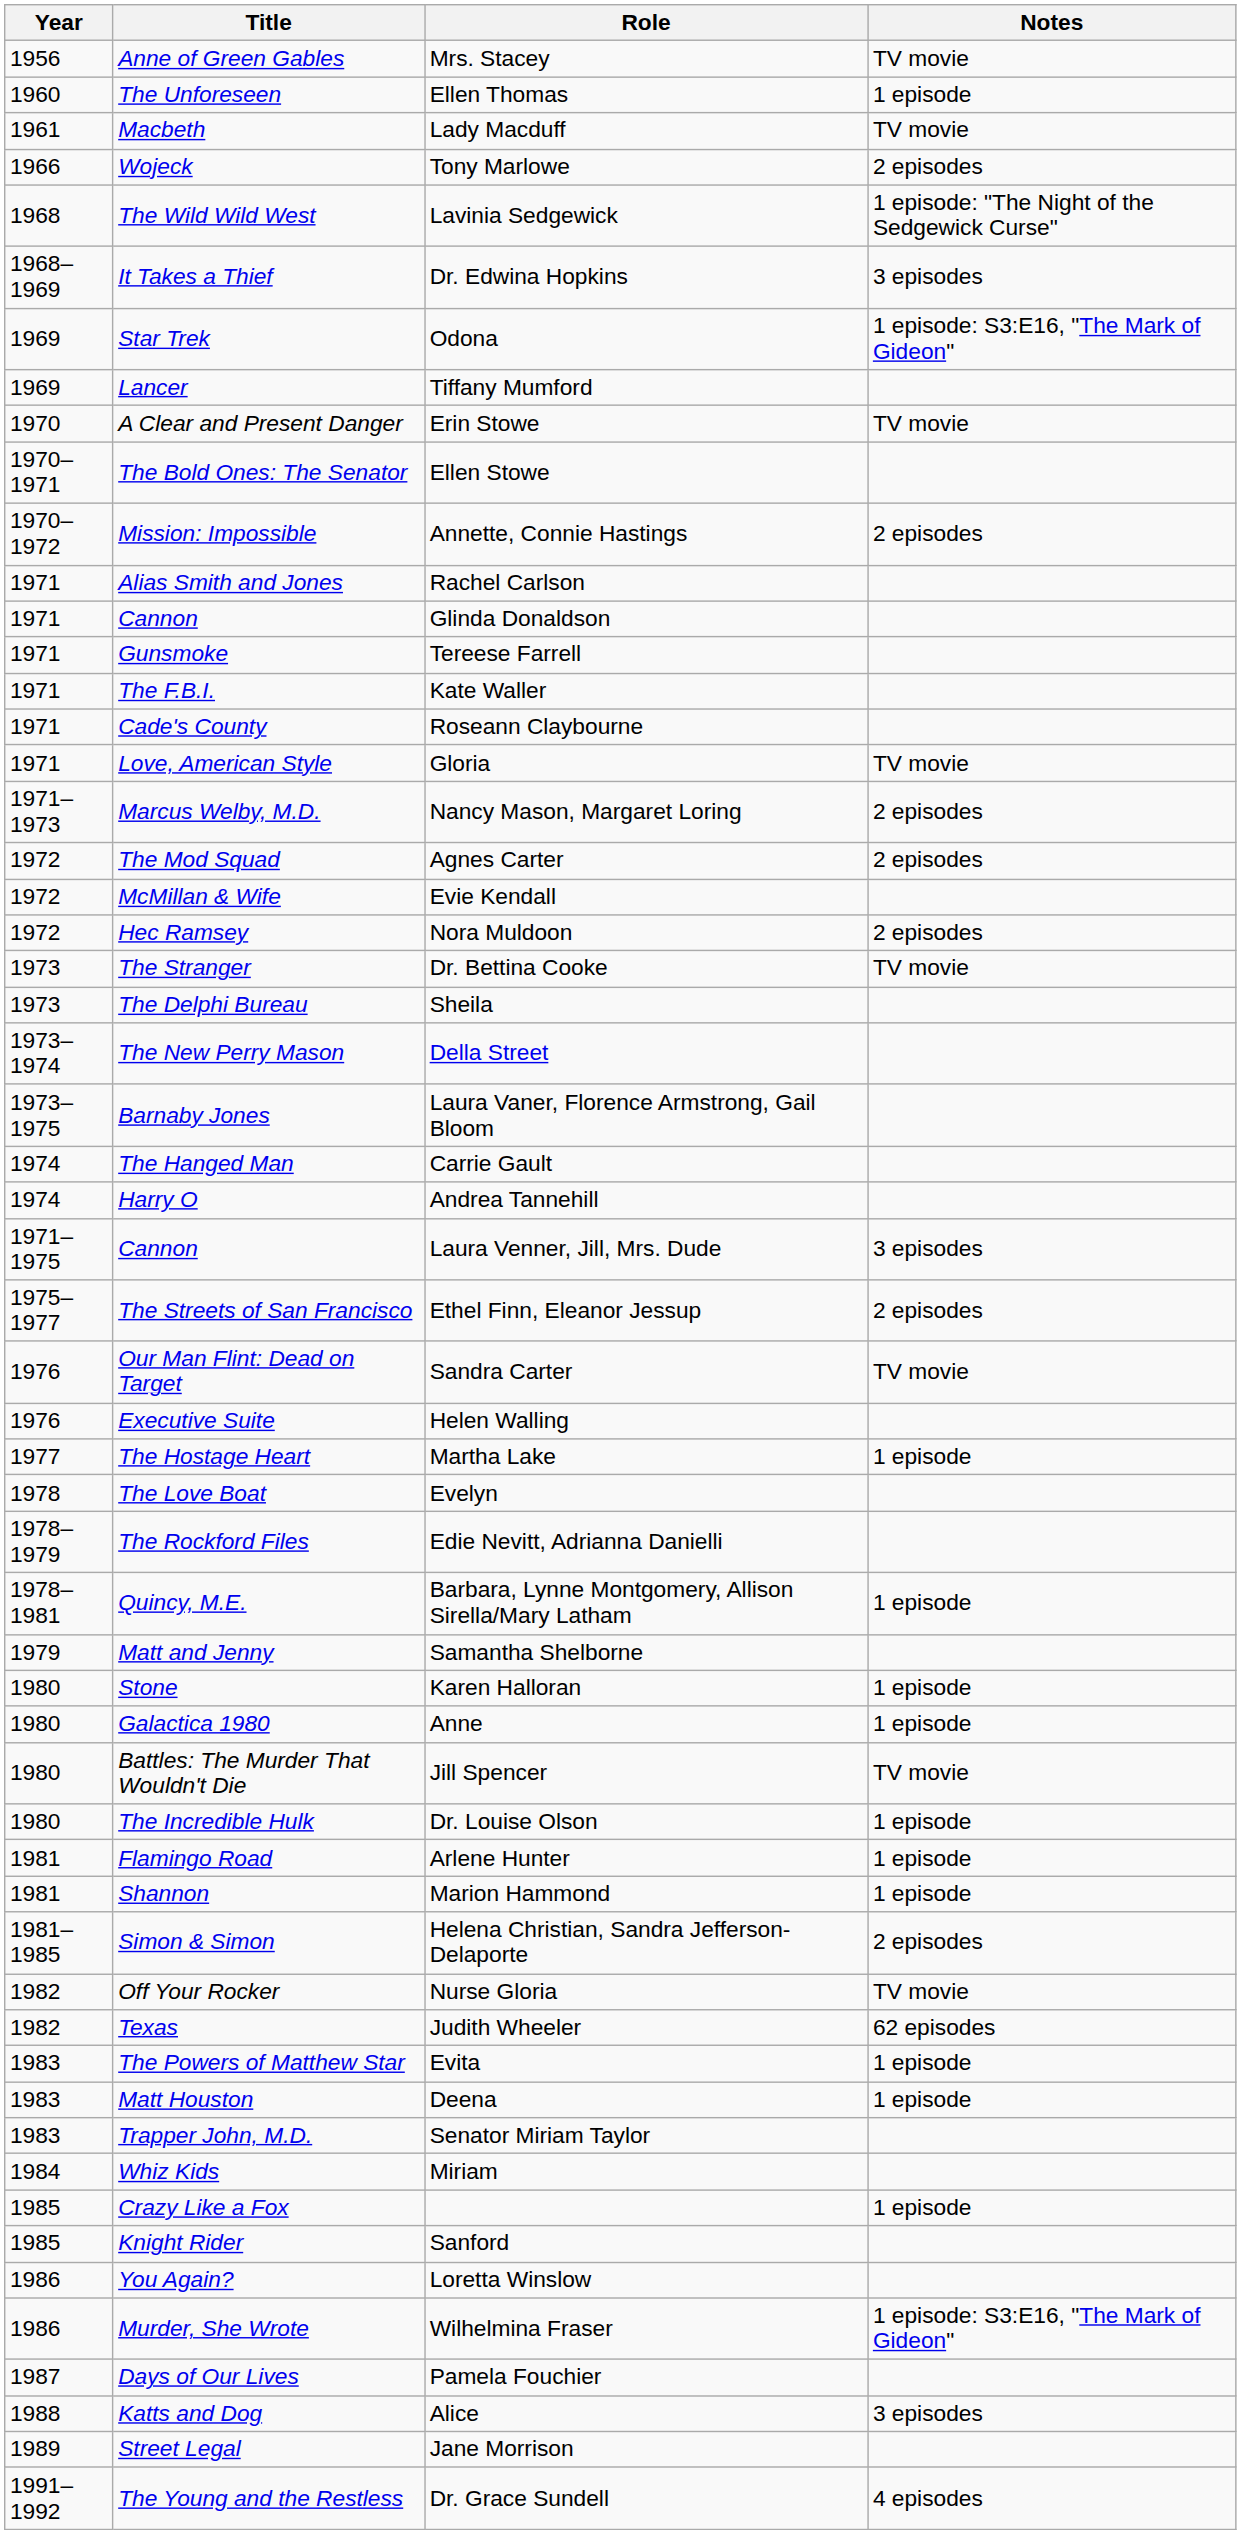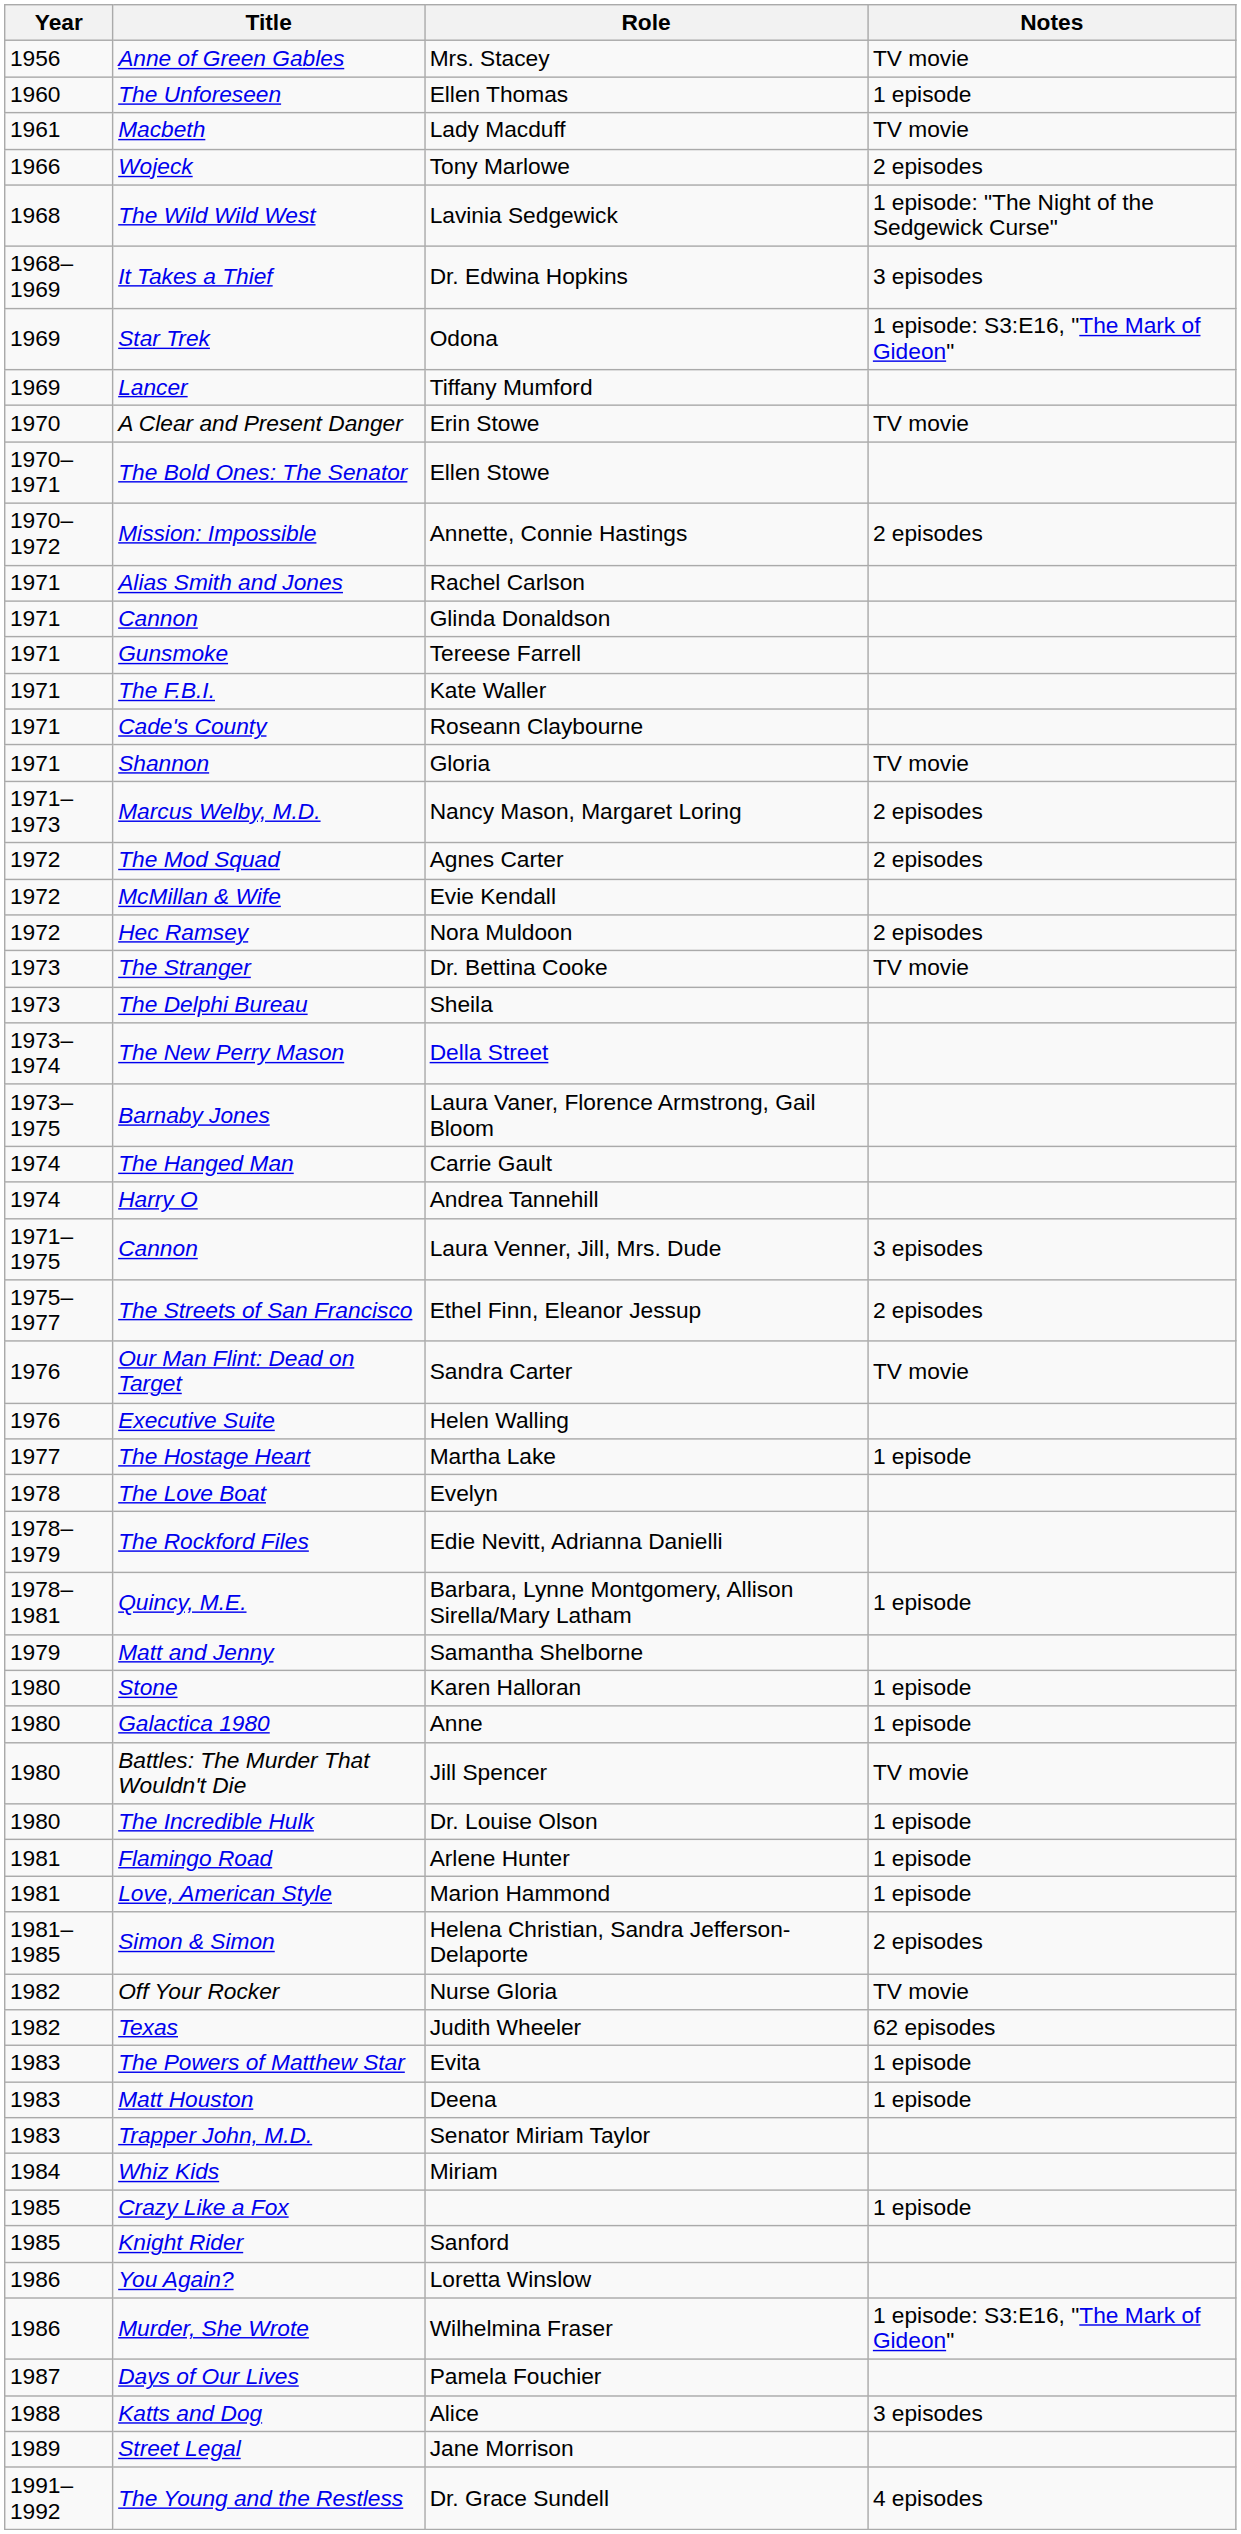(225, 762) Love, American Style -> (164, 762) Shannon
(164, 1893) Shannon -> (225, 1893) Love, American Style
